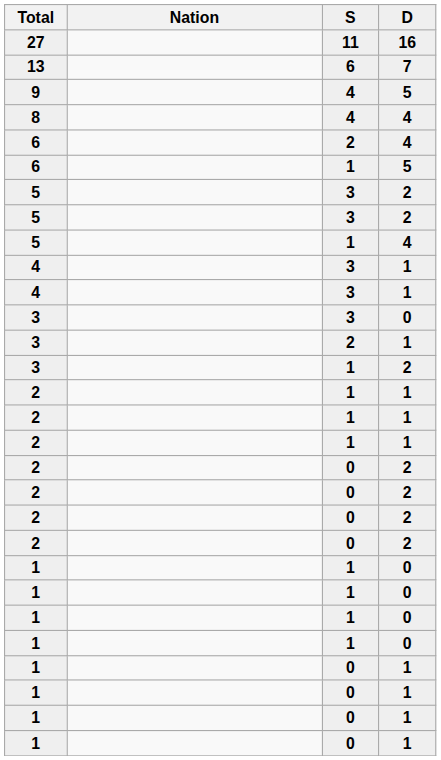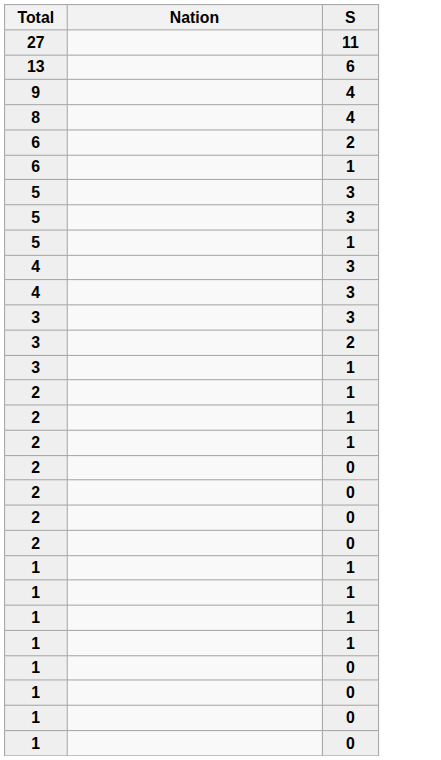- column: (407, 17)
